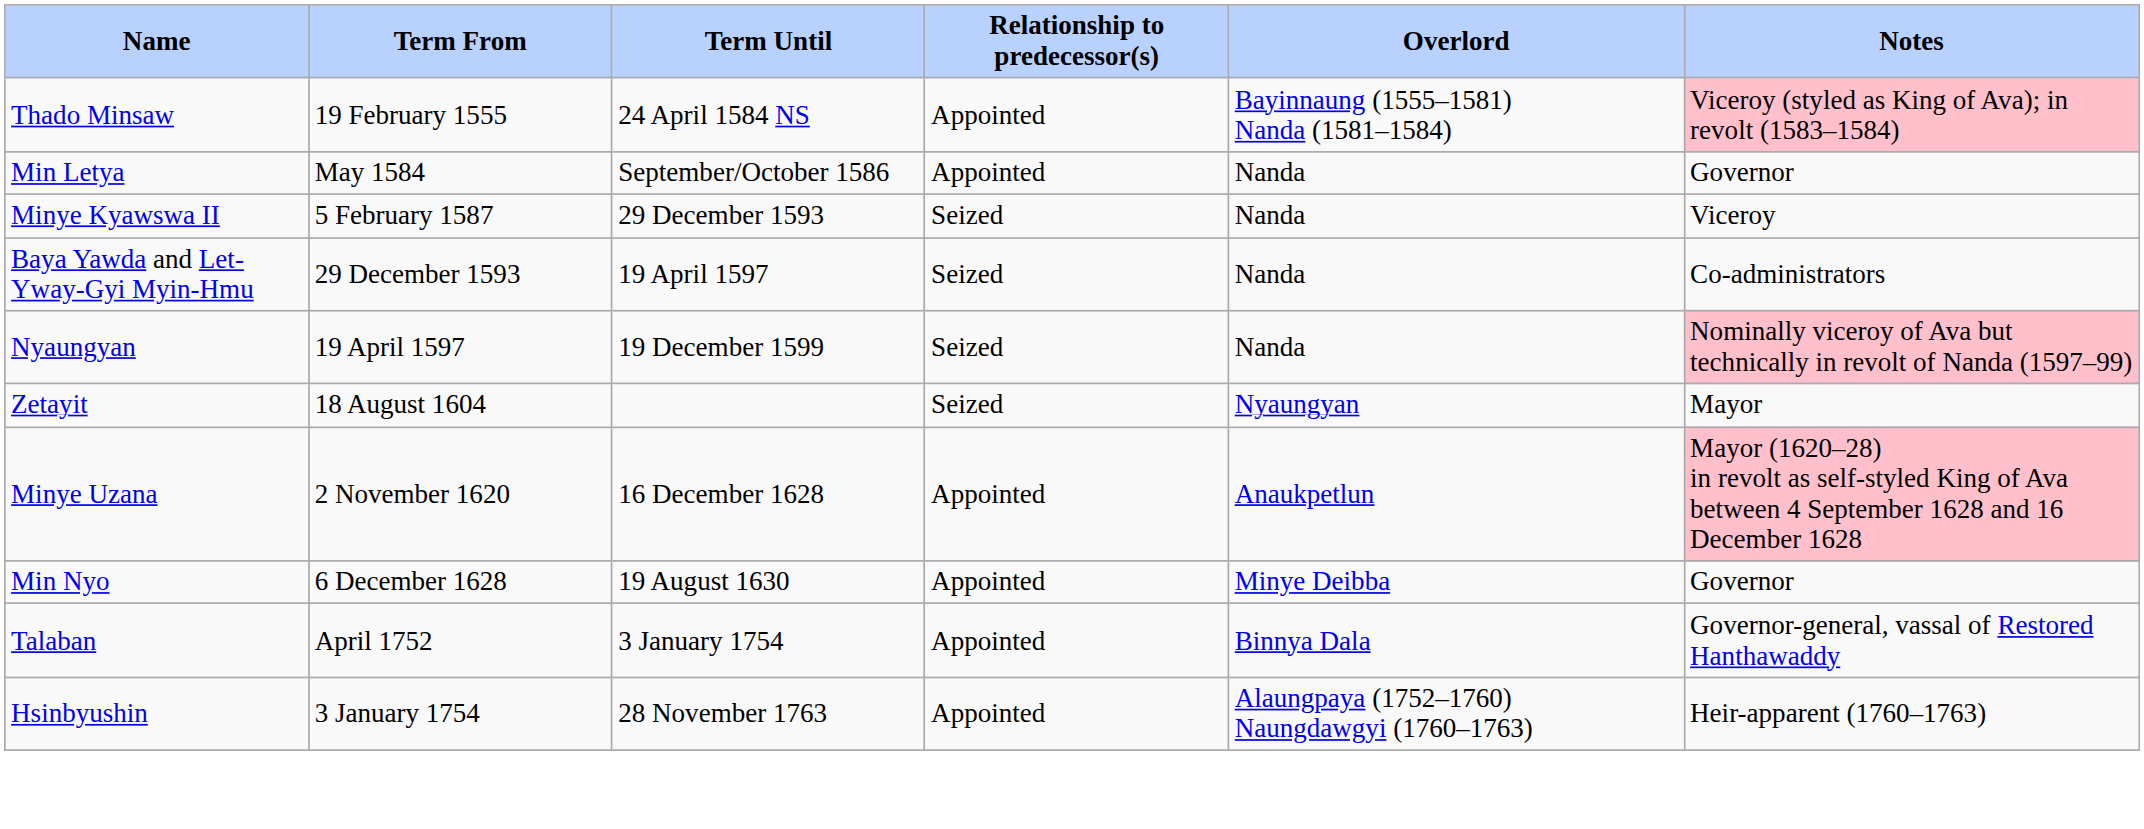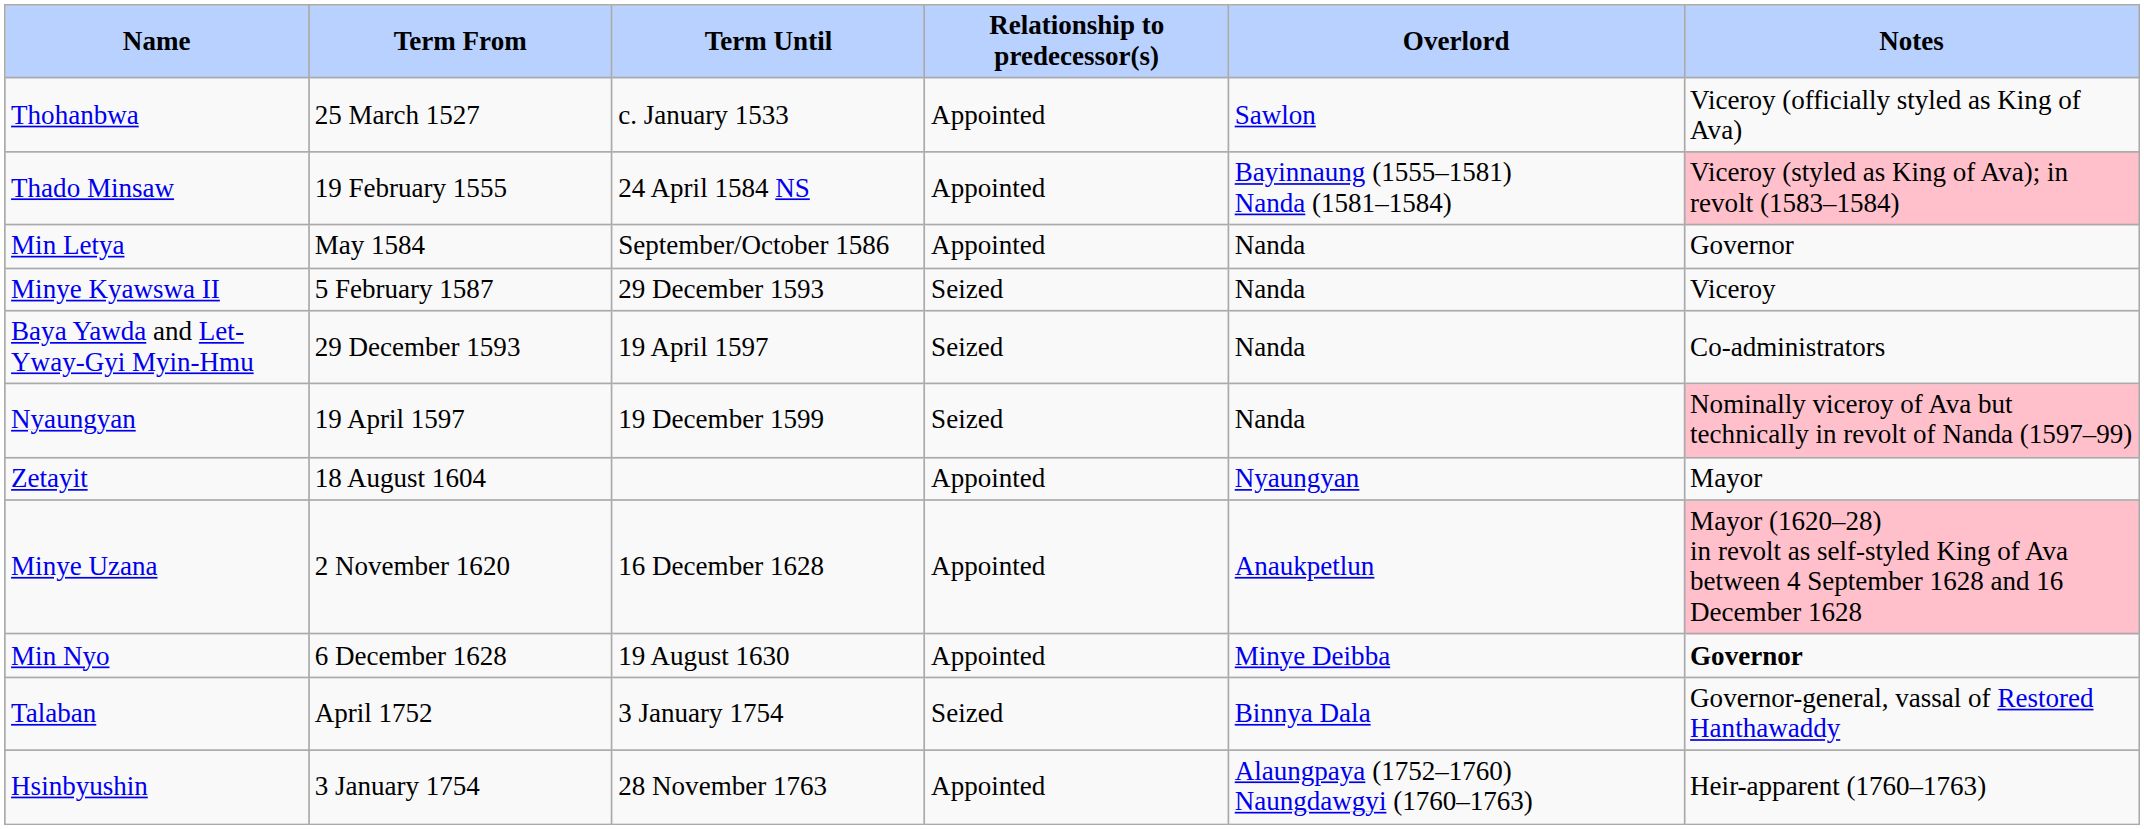+ row: (75, 114)
(967, 404) Seized -> (988, 478) Appointed
(1742, 581) normal -> (1746, 655) bold
(988, 640) Appointed -> (967, 713) Seized
